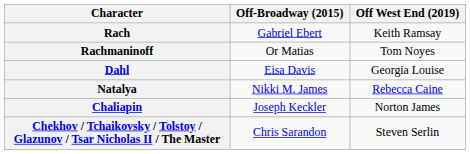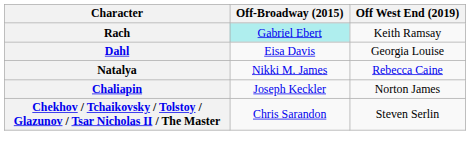(290, 32) no background -> (290, 32) paleturquoise background
- row: (117, 51)
